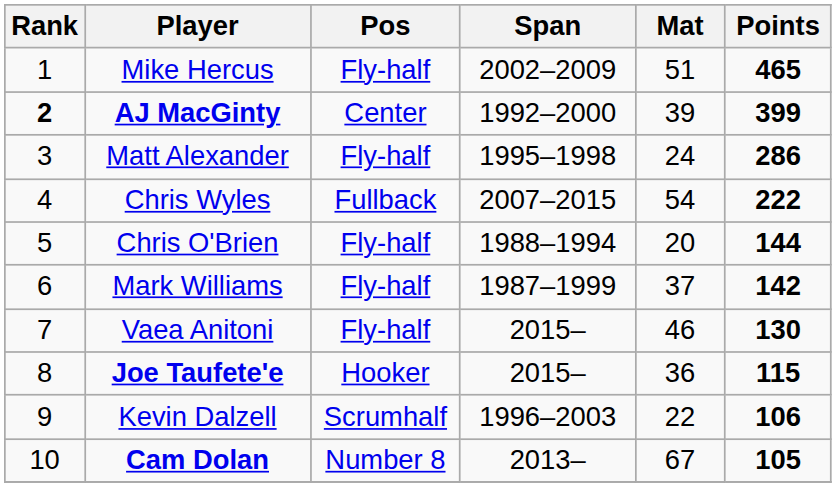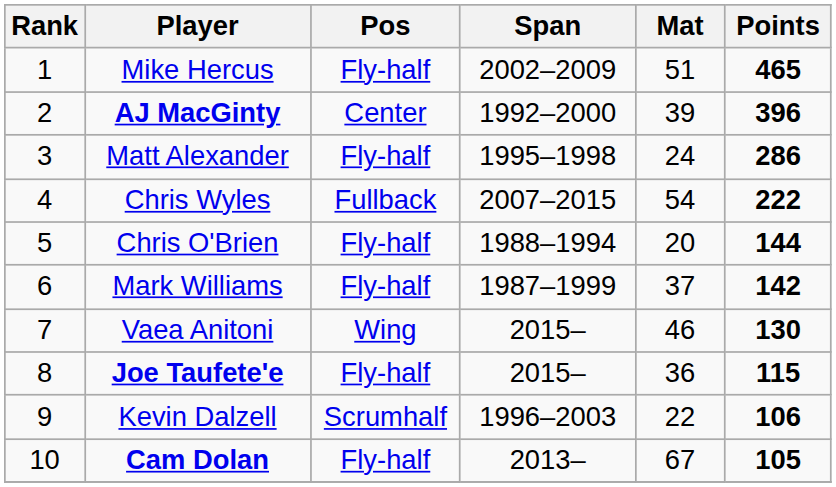(45, 112) bold -> (45, 112) normal
(778, 112) 399 -> (778, 112) 396
(385, 329) Fly-half -> (385, 329) Wing
(385, 373) Hooker -> (385, 373) Fly-half
(385, 460) Number 8 -> (385, 460) Fly-half
